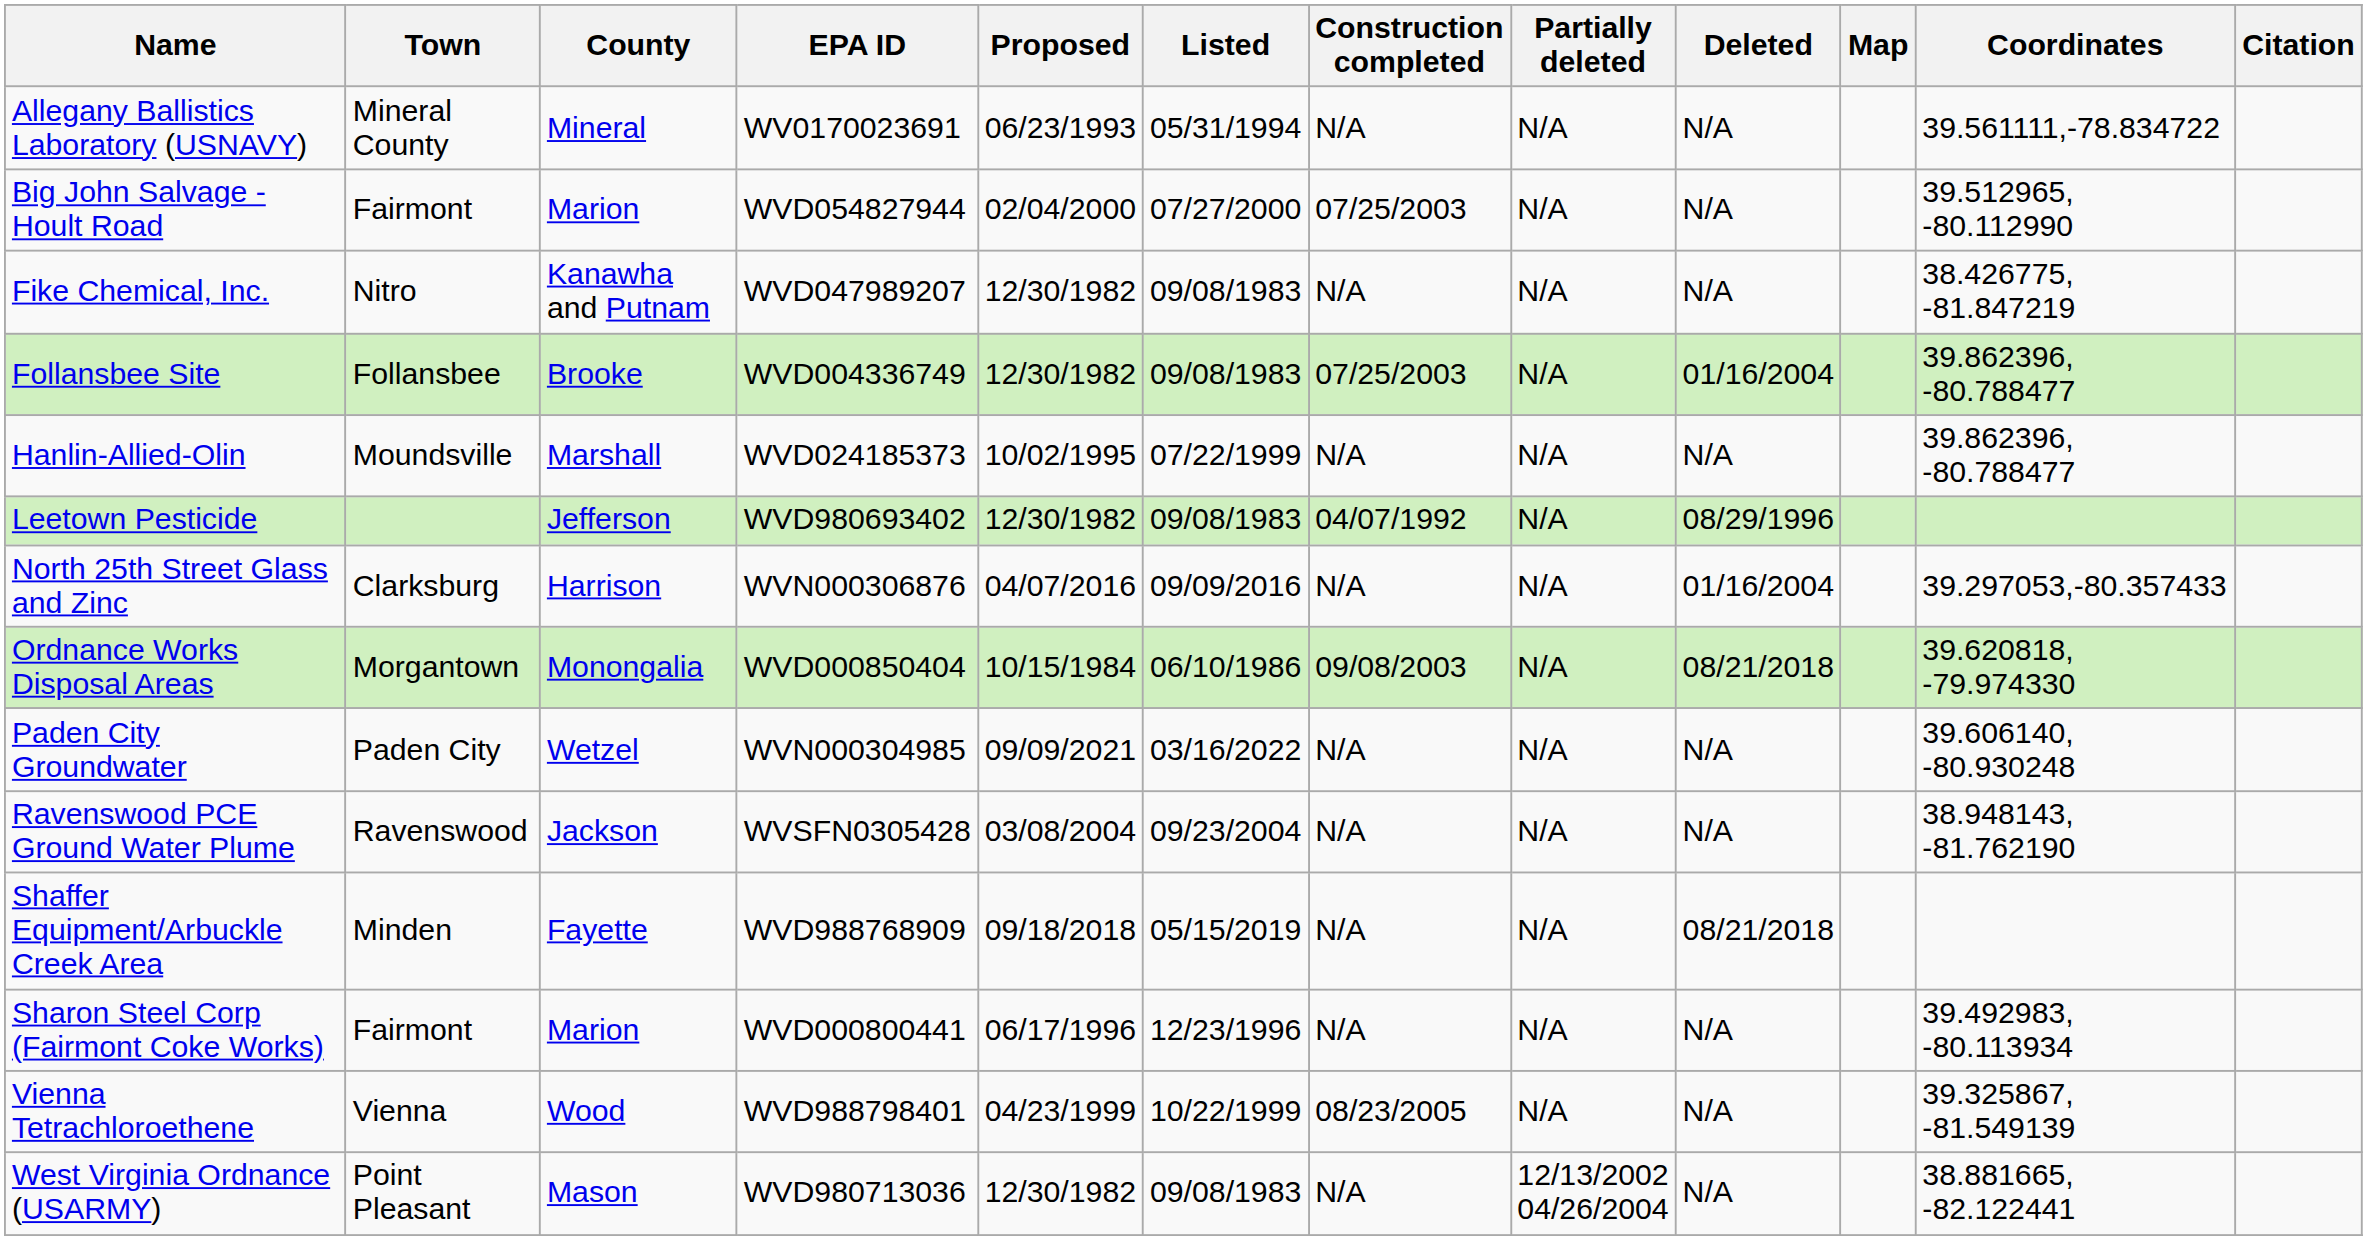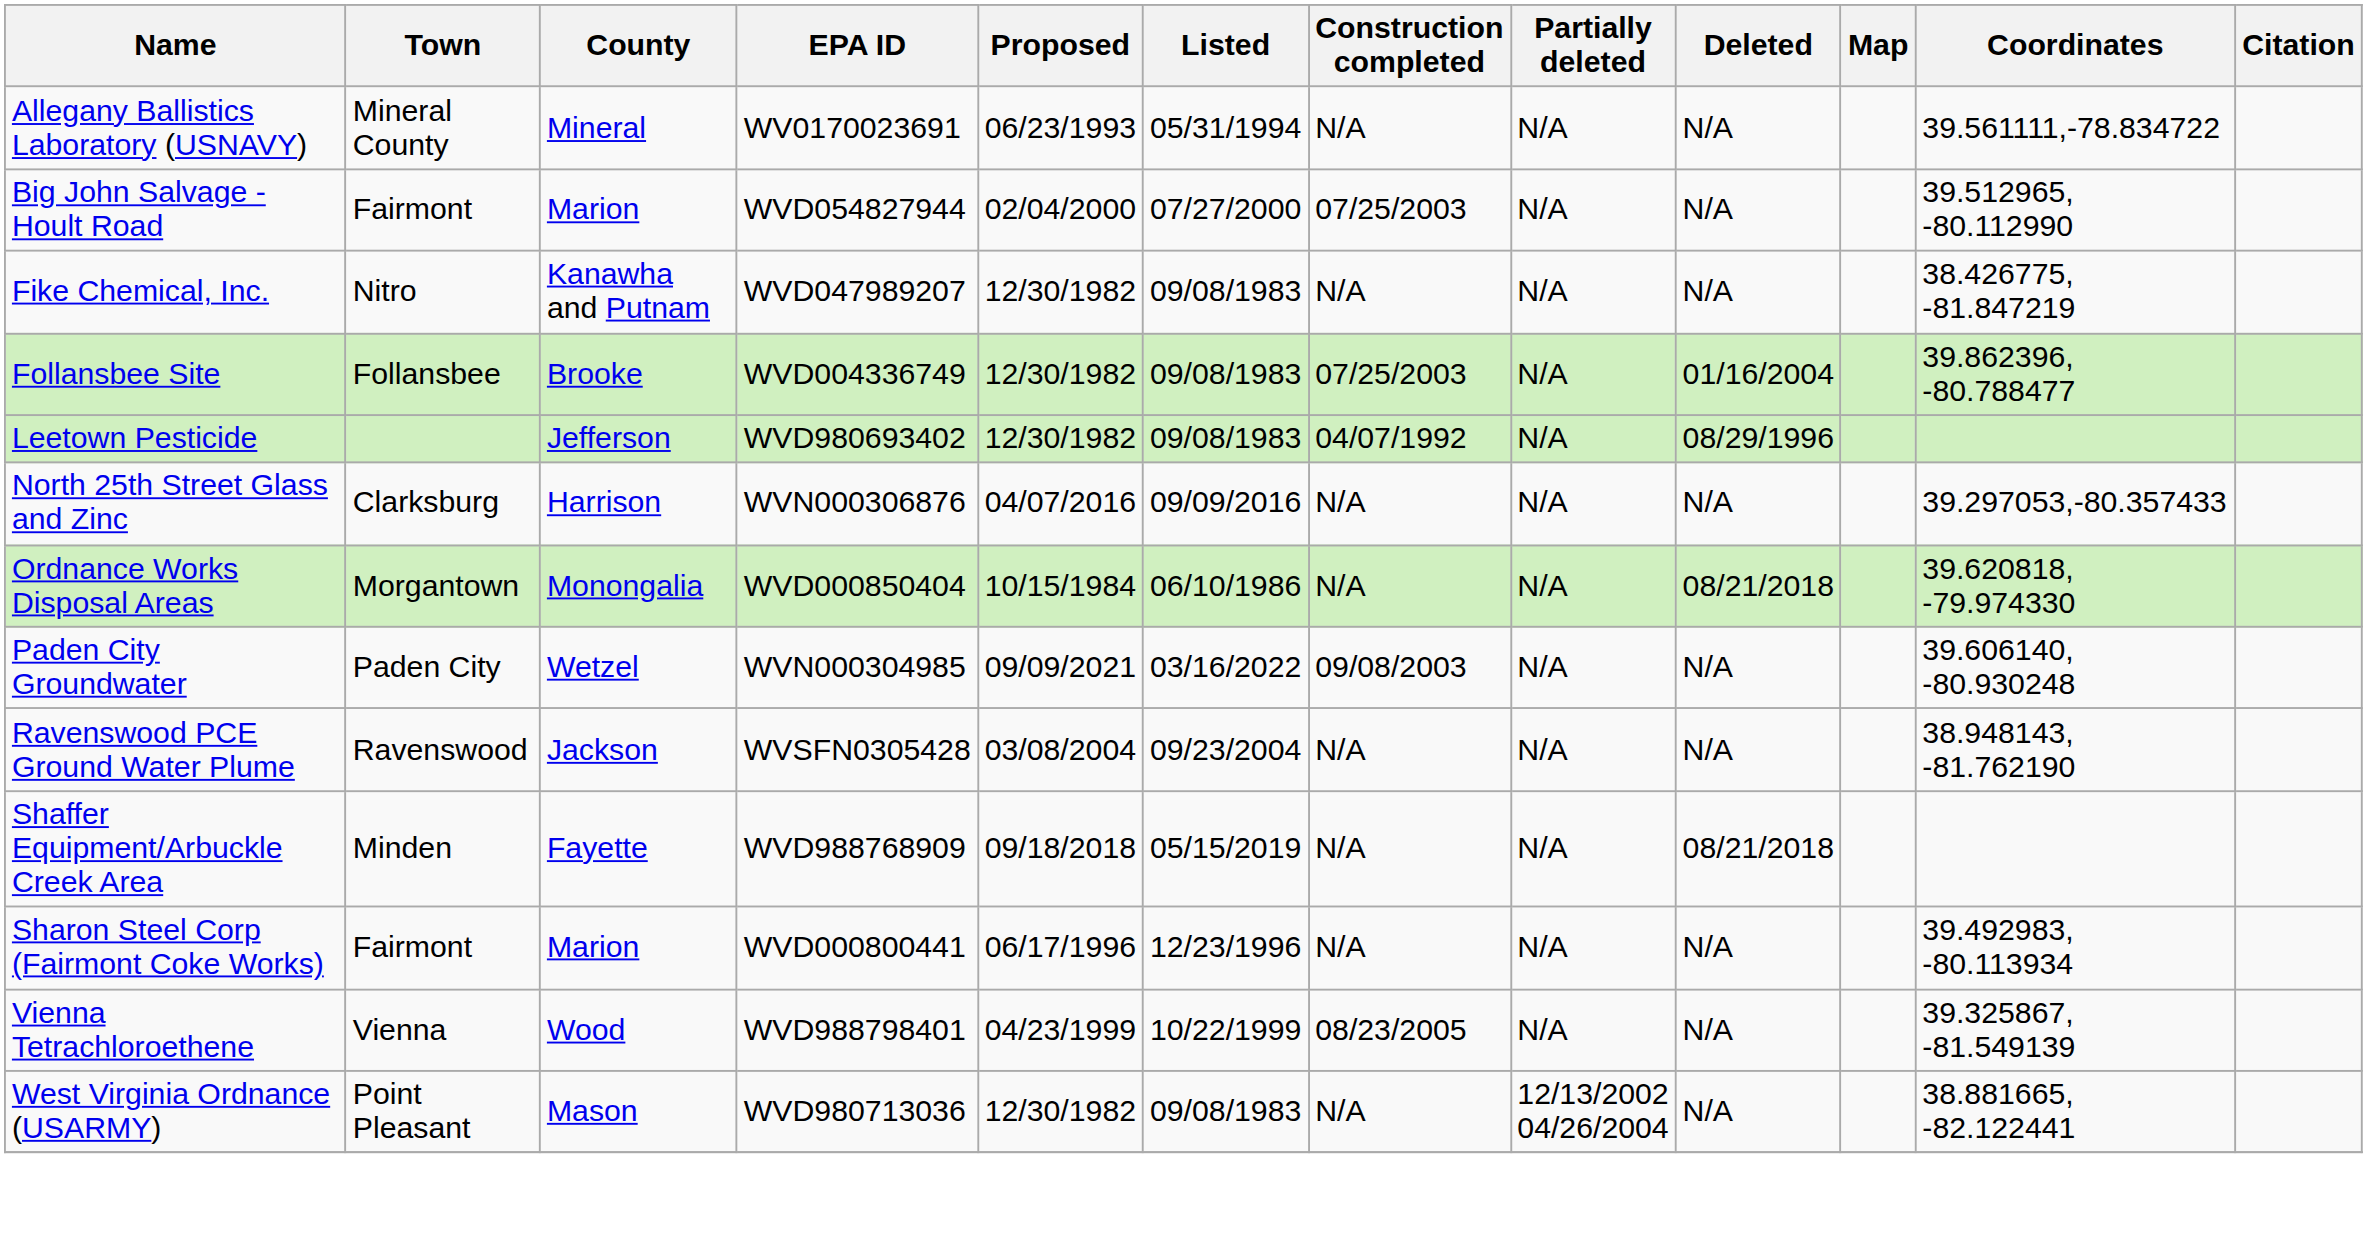- row: (129, 455)
(1758, 585) 01/16/2004 -> (1708, 503) N/A
(1391, 667) 09/08/2003 -> (1340, 585) N/A
(1340, 749) N/A -> (1391, 667) 09/08/2003
